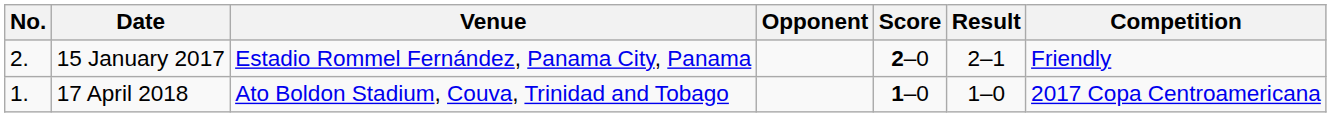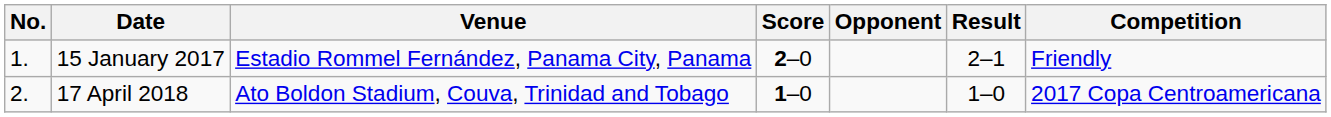columns swapped: (815, 22) <-> (910, 22)
(19, 58) 2. -> (19, 58) 1.
(19, 93) 1. -> (19, 93) 2.
